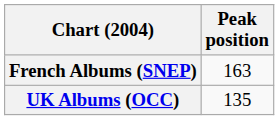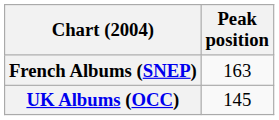(237, 99) 135 -> (237, 99) 145
